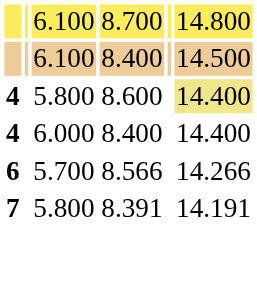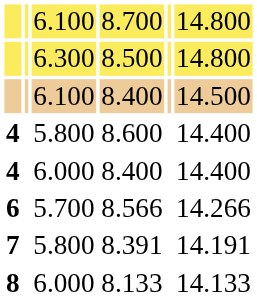+ row: (13, 59)
(214, 95) khaki background -> (214, 133) no background
+ row: (13, 282)
